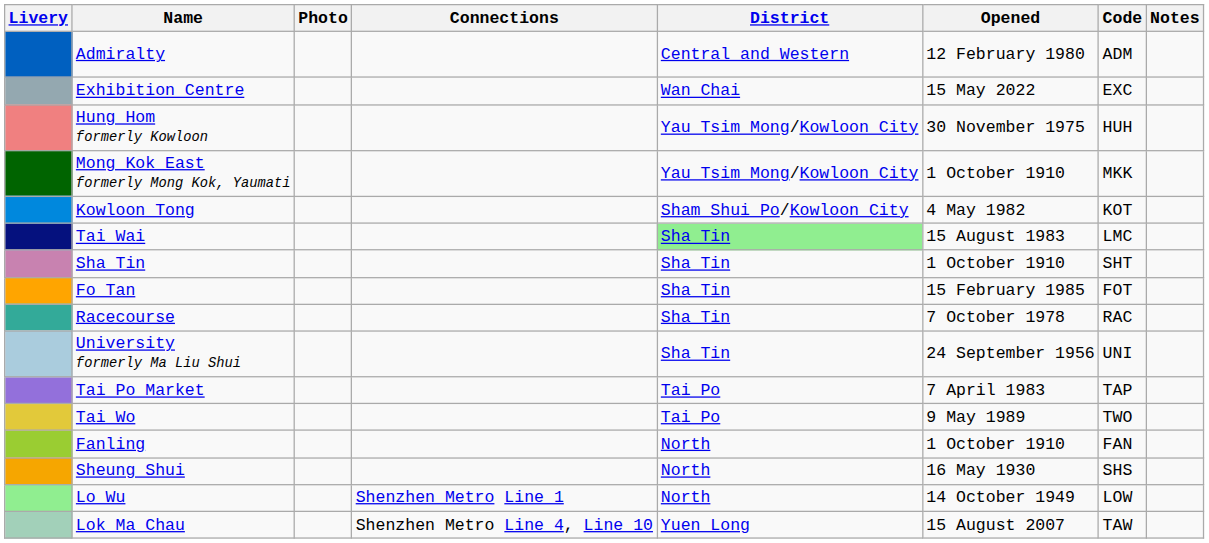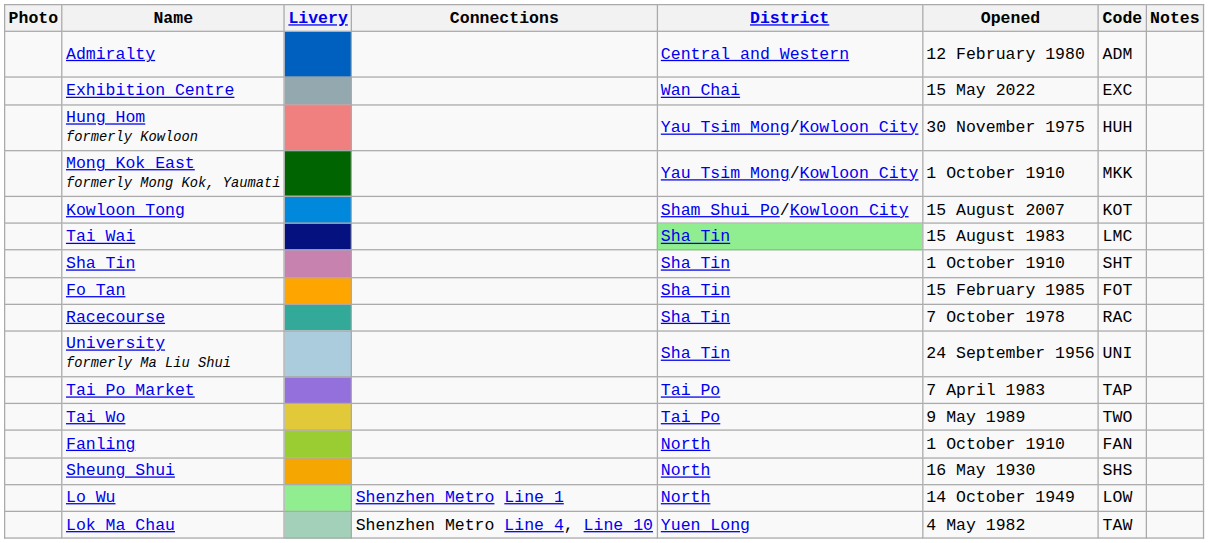columns swapped: (38, 18) <-> (323, 18)
(976, 210) 4 May 1982 -> (996, 210) 15 August 2007
(996, 525) 15 August 2007 -> (976, 525) 4 May 1982
